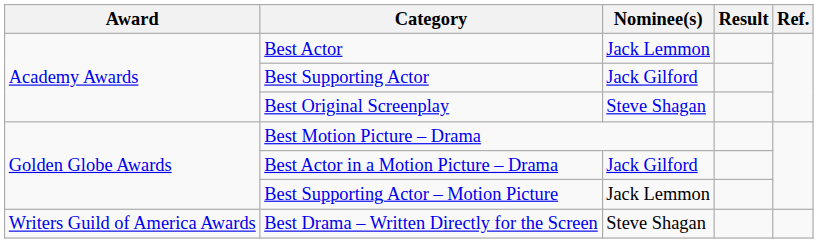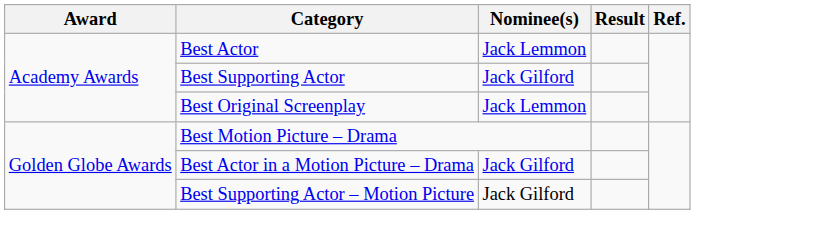(656, 106) Steve Shagan -> (534, 106) Jack Lemmon
(658, 194) Jack Lemmon -> (528, 194) Jack Gilford
- row: (431, 223)
